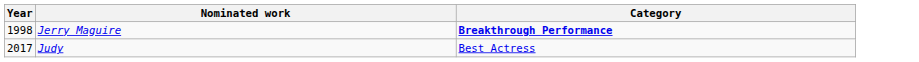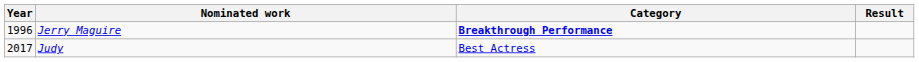+ column: (885, 13)
(20, 30) 1998 -> (20, 30) 1996
